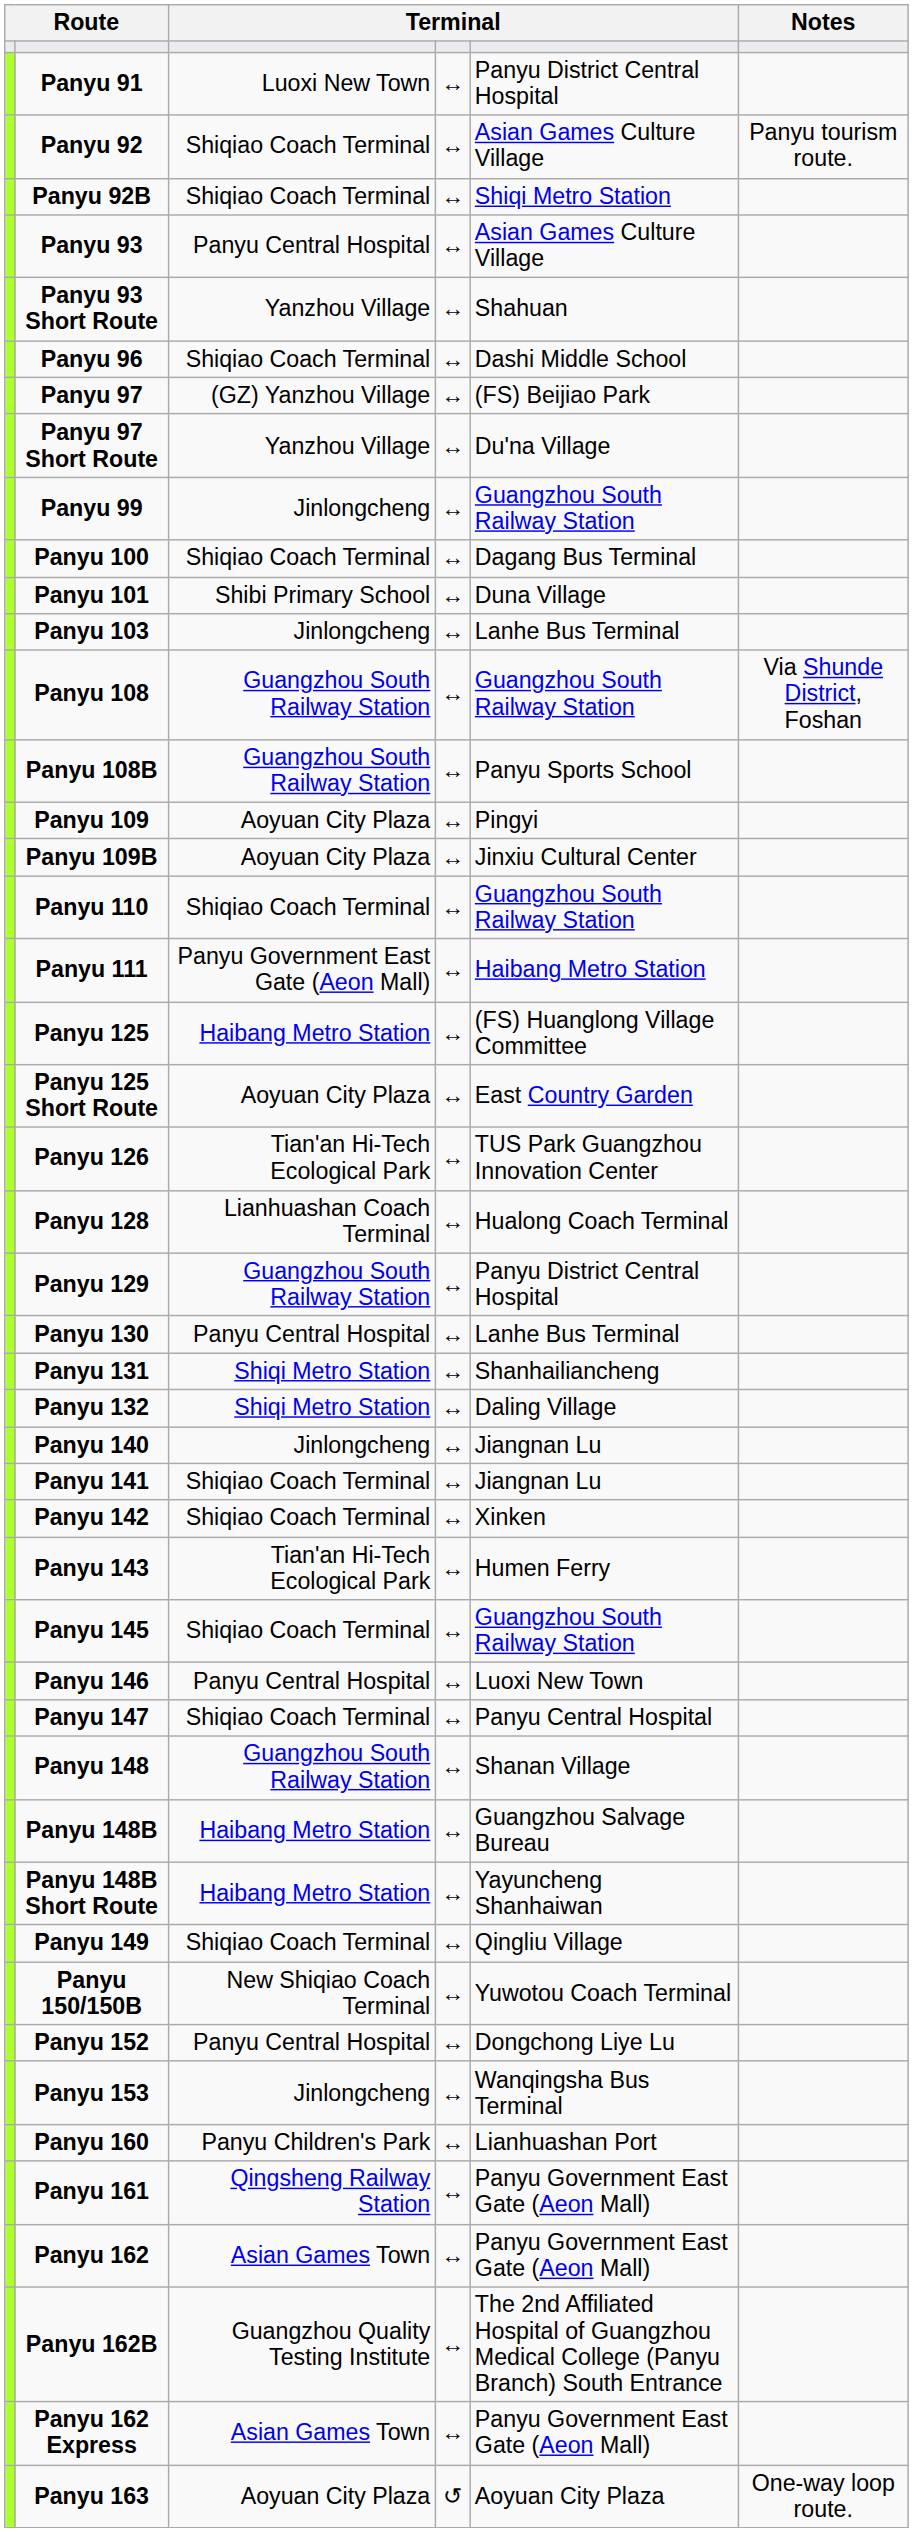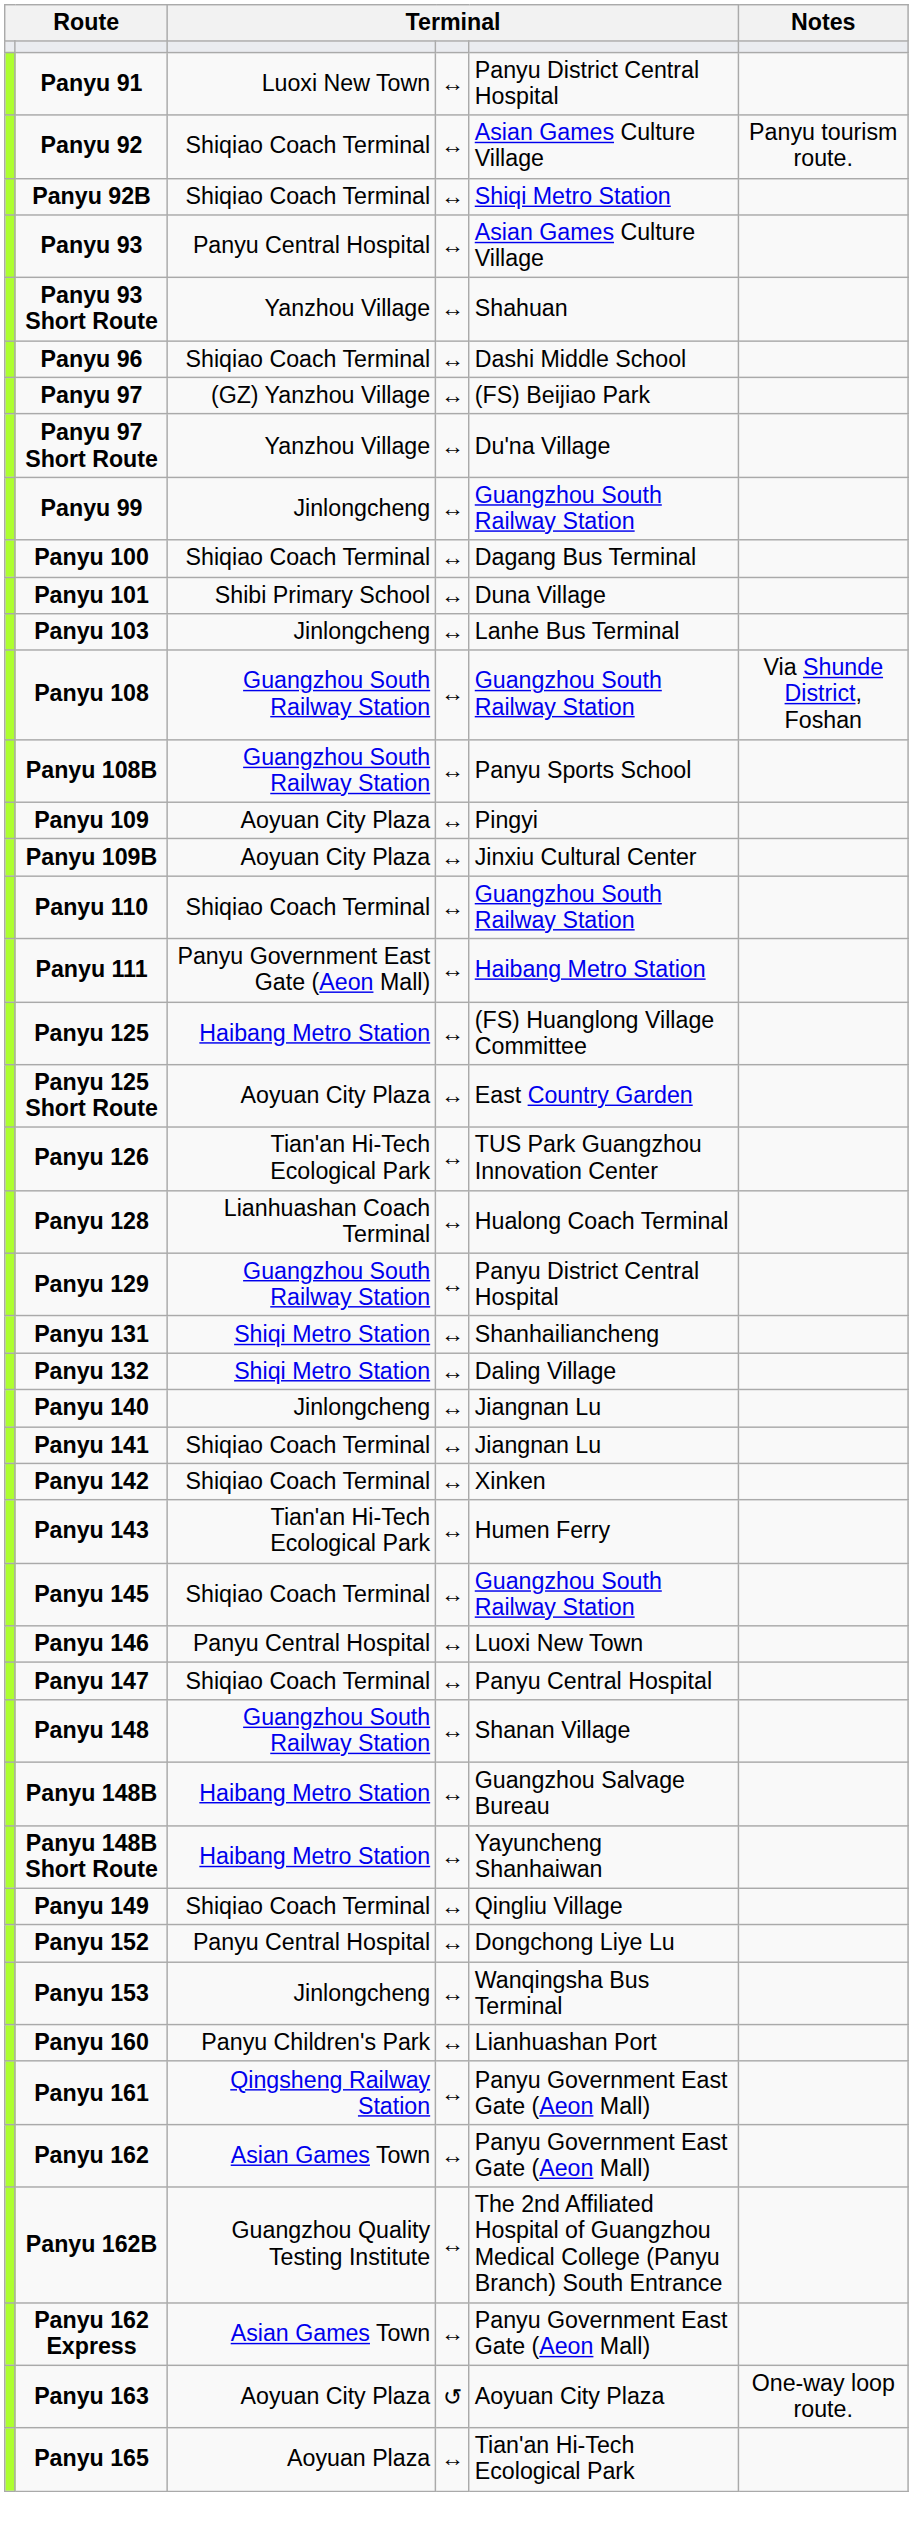- row: (92, 1334)
- row: (92, 1992)
+ row: (92, 2459)
